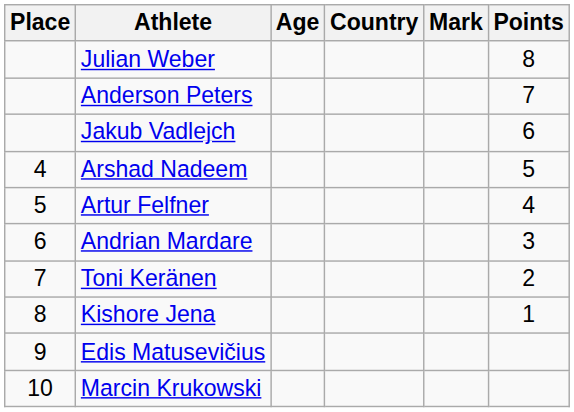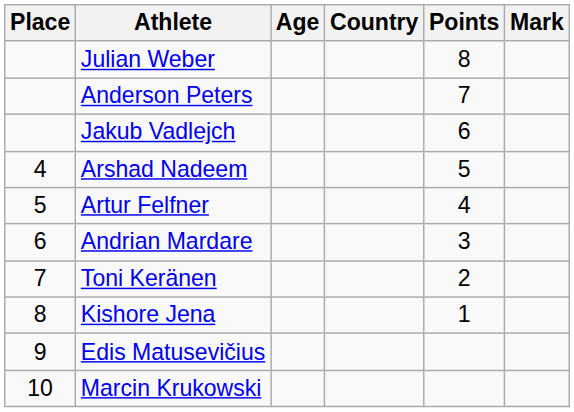columns swapped: (456, 22) <-> (529, 22)
